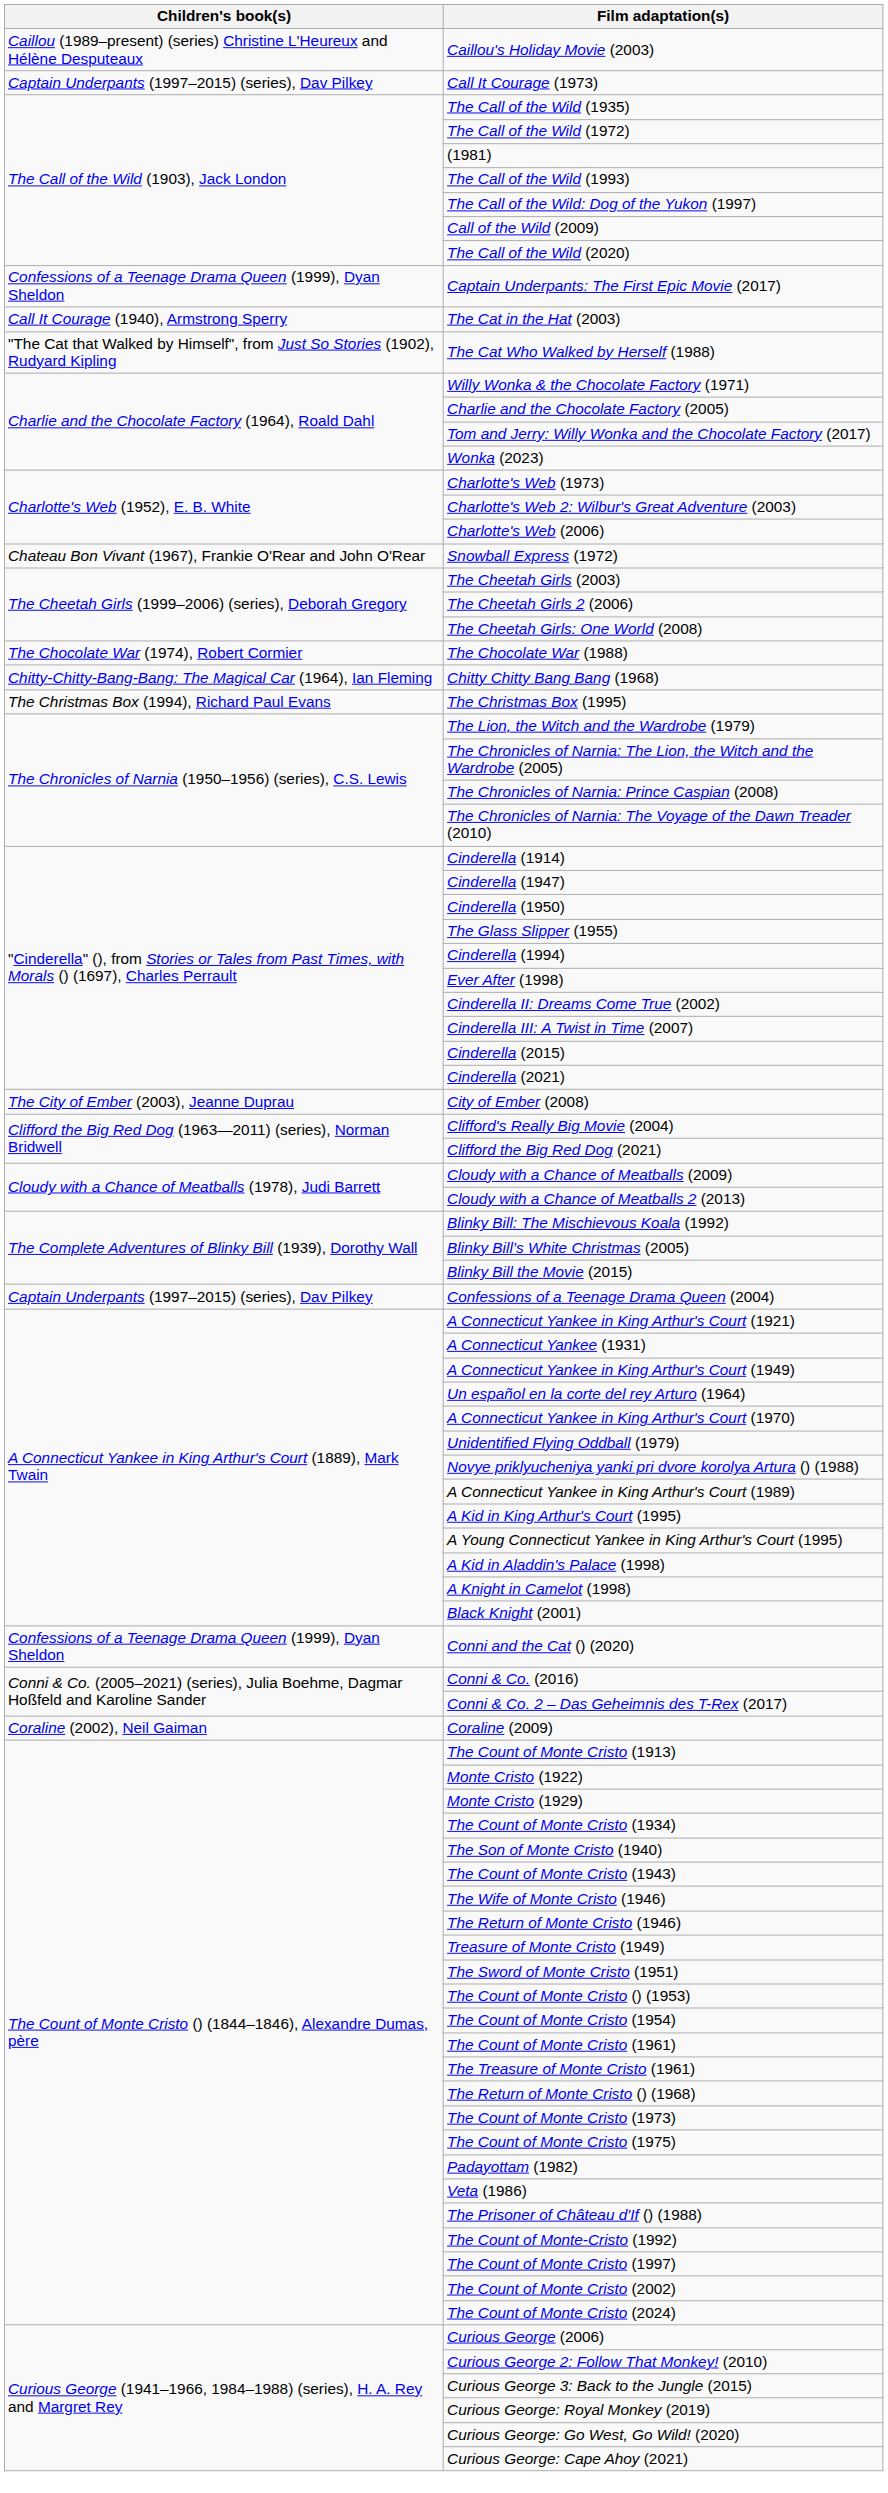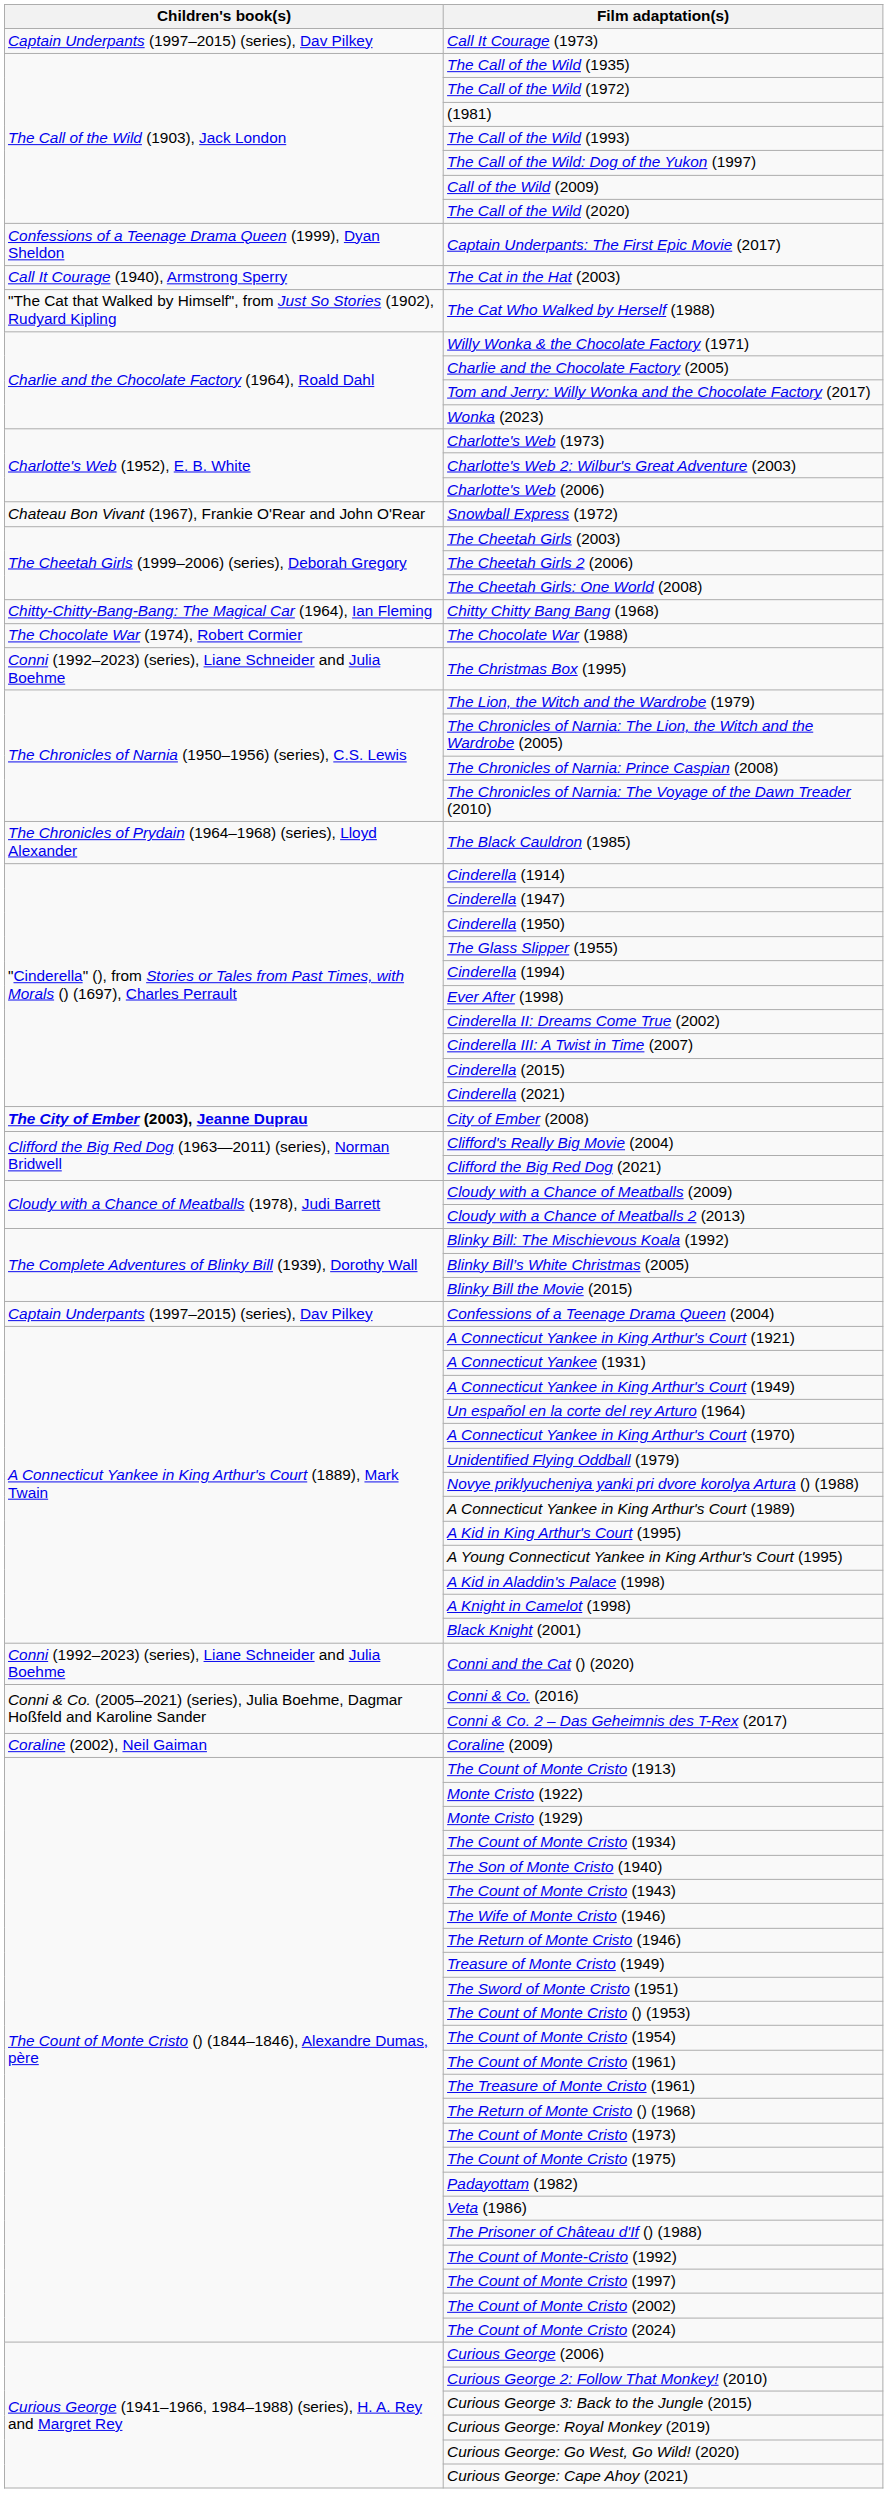- row: (551, 49)
rows swapped: (553, 677) <-> (537, 653)
(169, 701) The Christmas Box (1994), Richard Paul Evans -> (194, 668) Conni (1992–2023) (series), Liane Schneider and Julia Boehme
+ row: (539, 842)
(151, 1101) normal -> (158, 1119) bold
(194, 1646) Confessions of a Teenage Drama Queen (1999), Dyan Sheldon -> (194, 1663) Conni (1992–2023) (series), Liane Schneider and Julia Boehme
